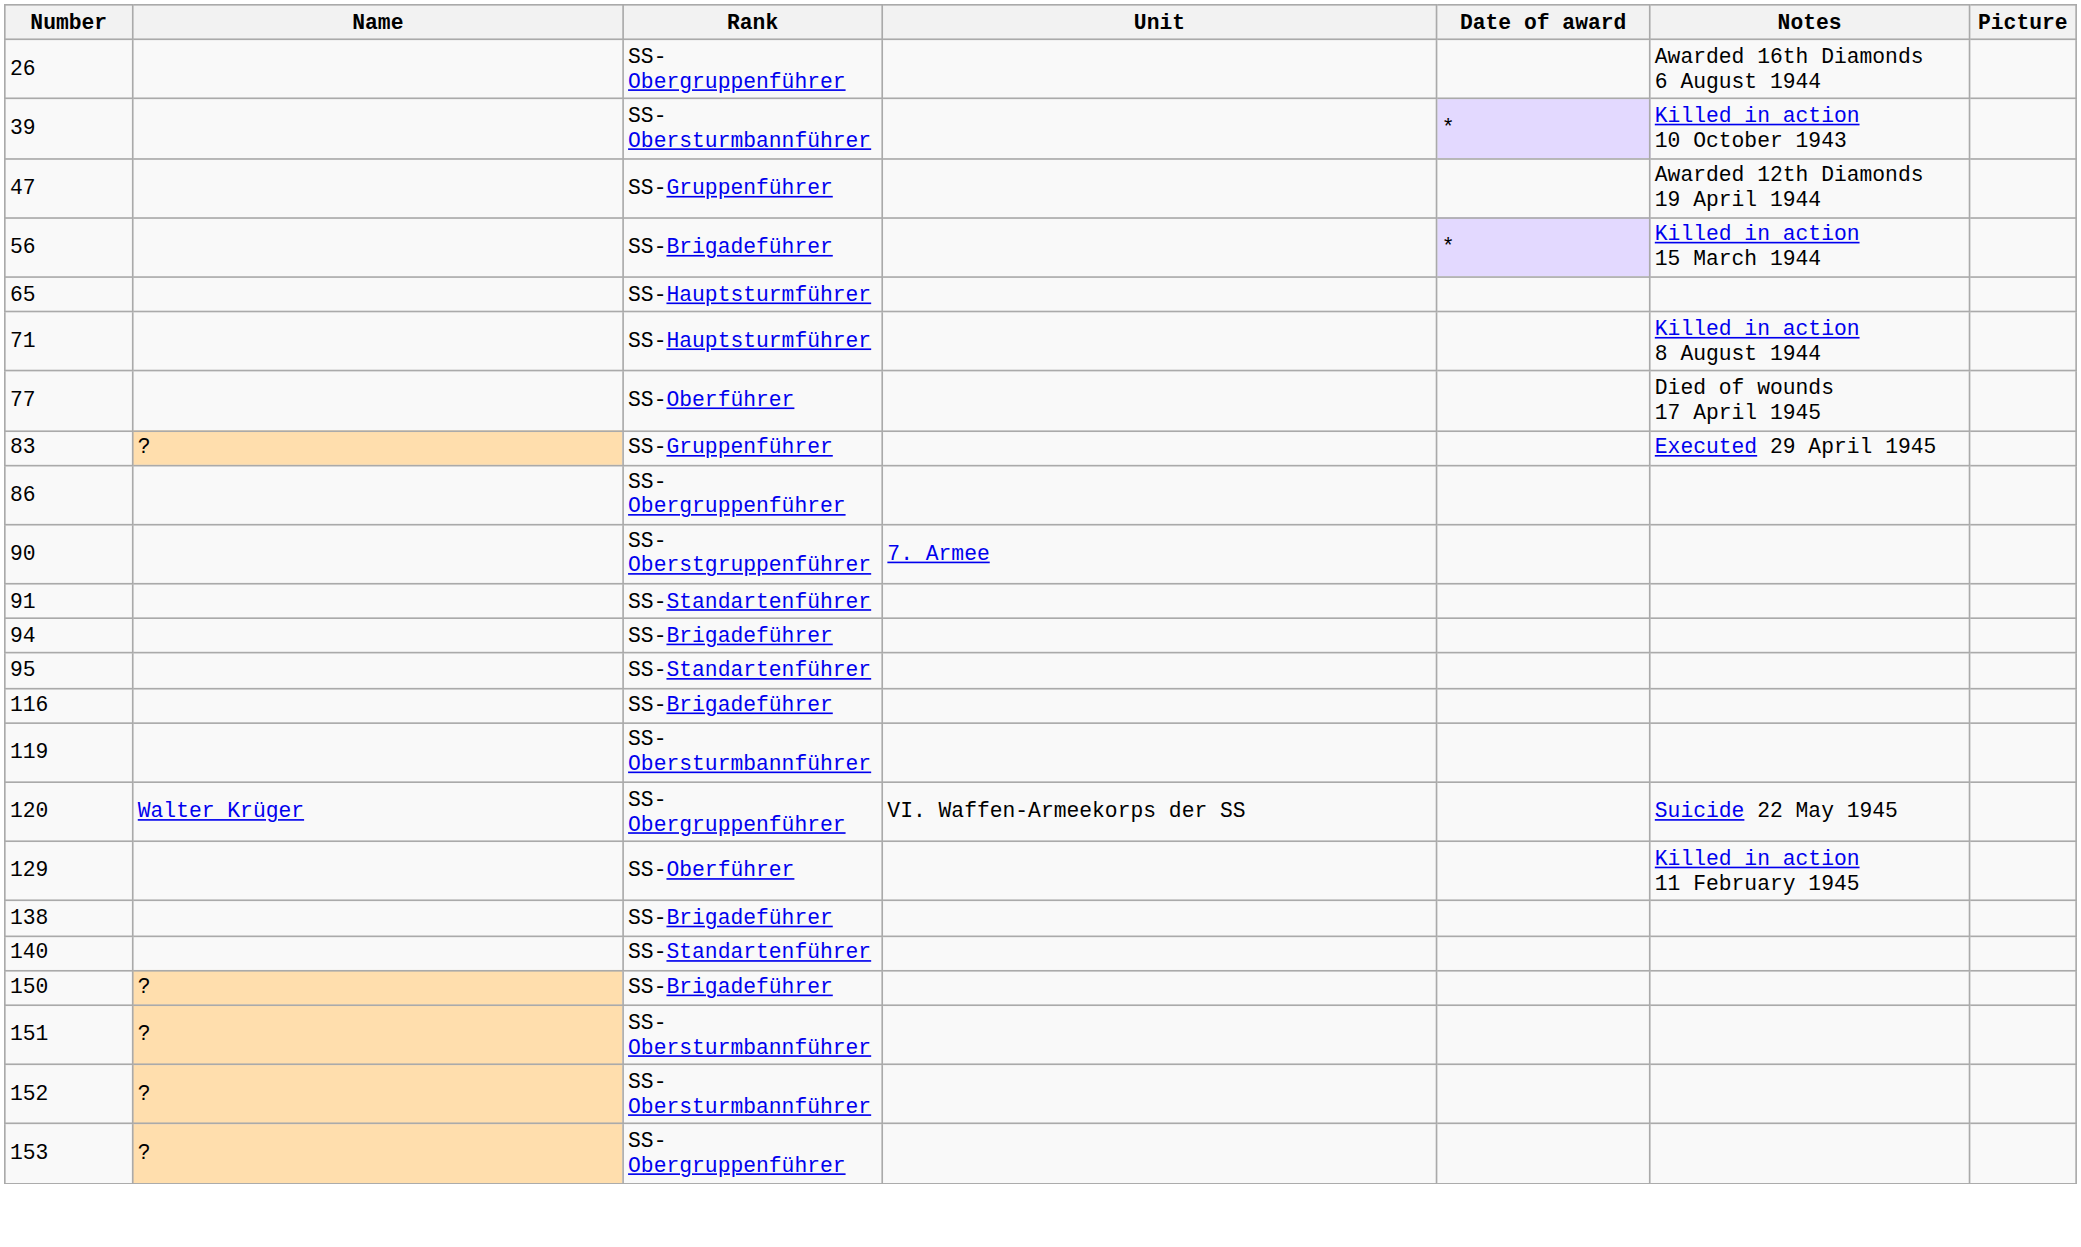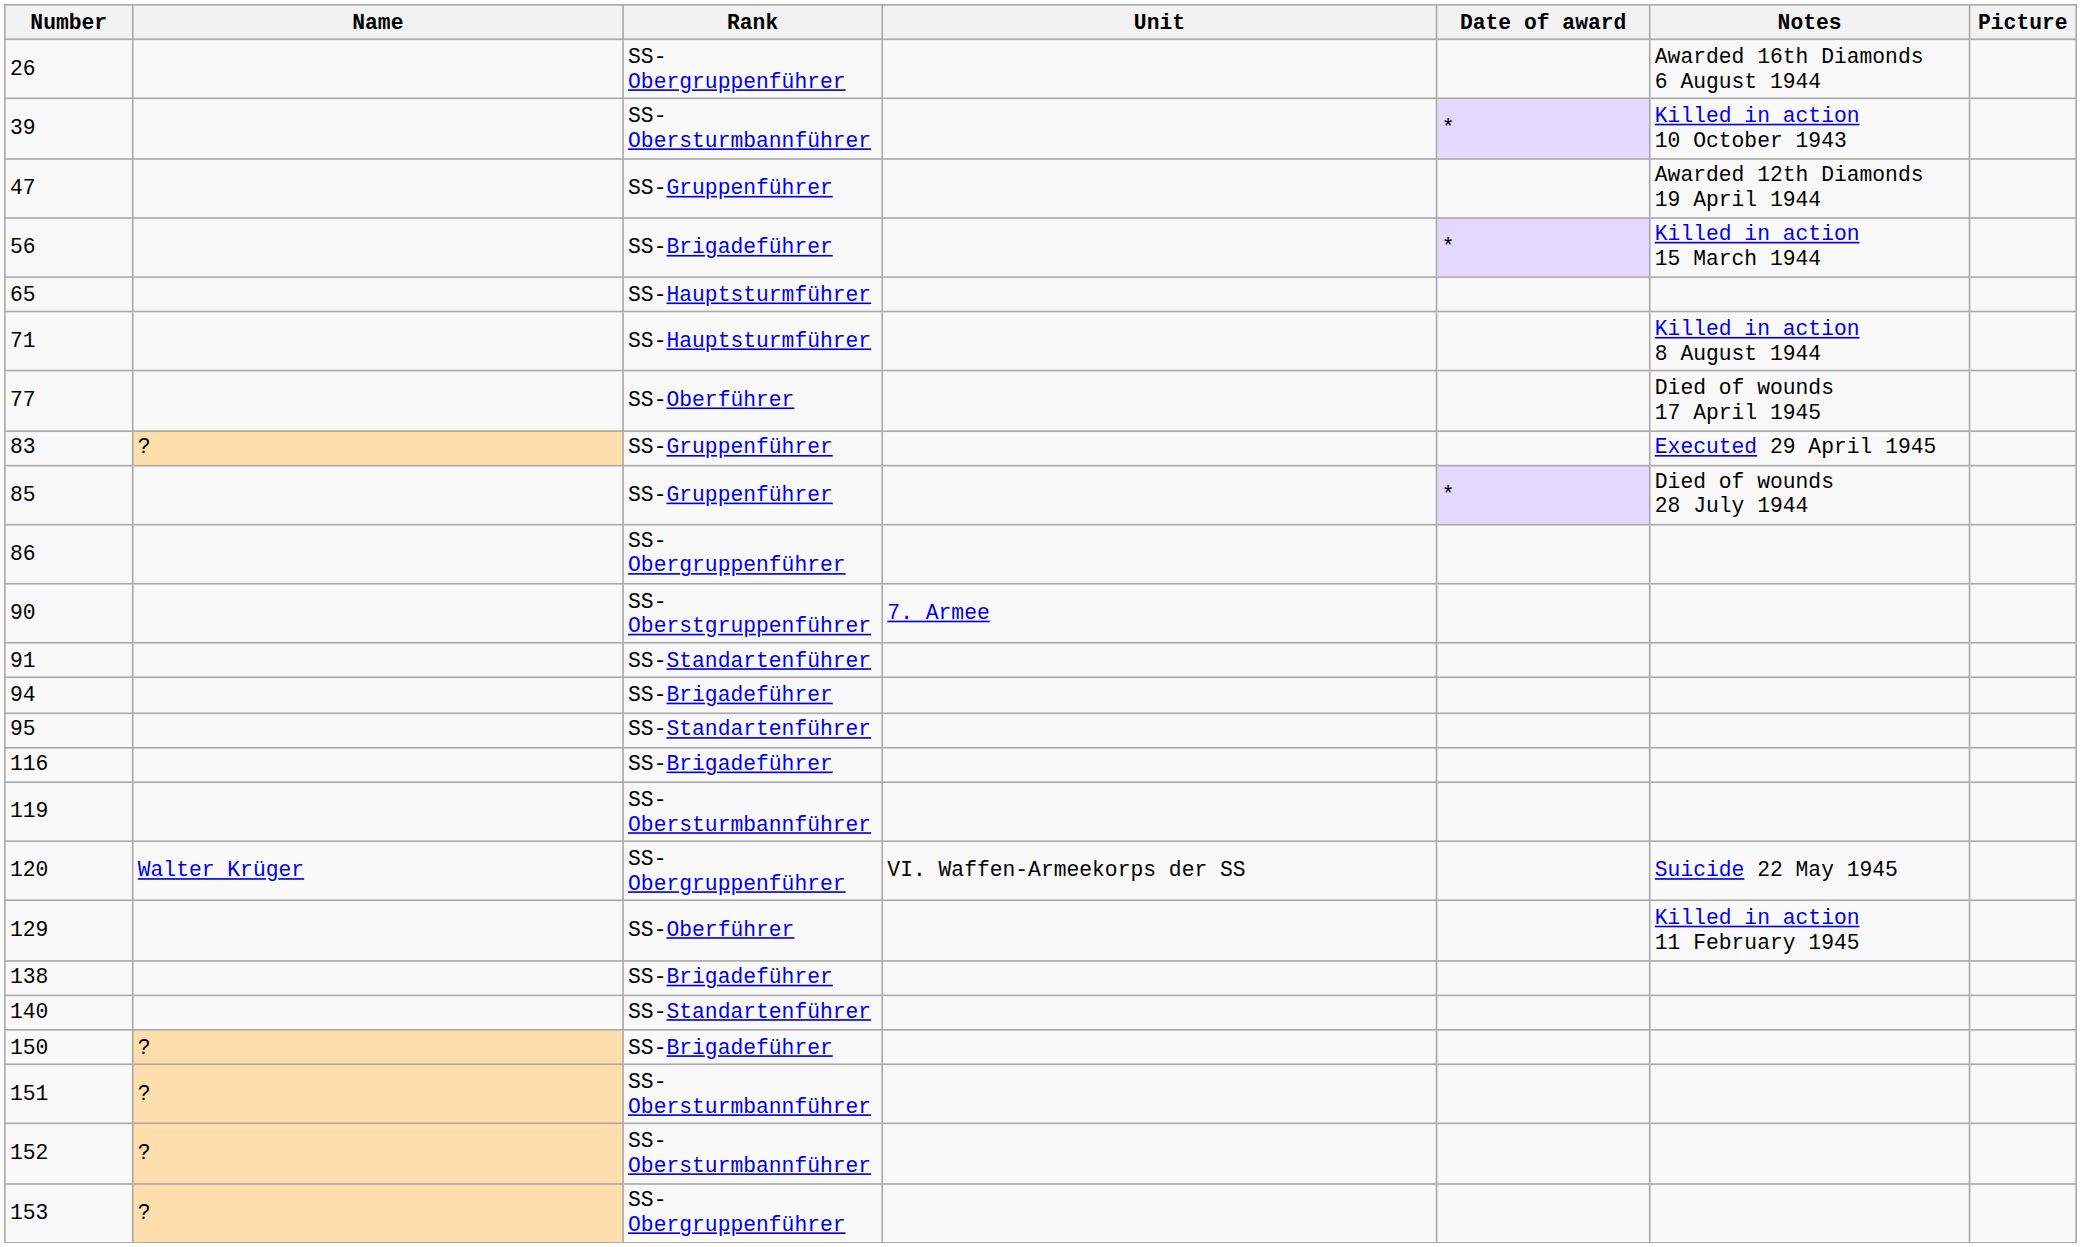+ row: (23, 495)
